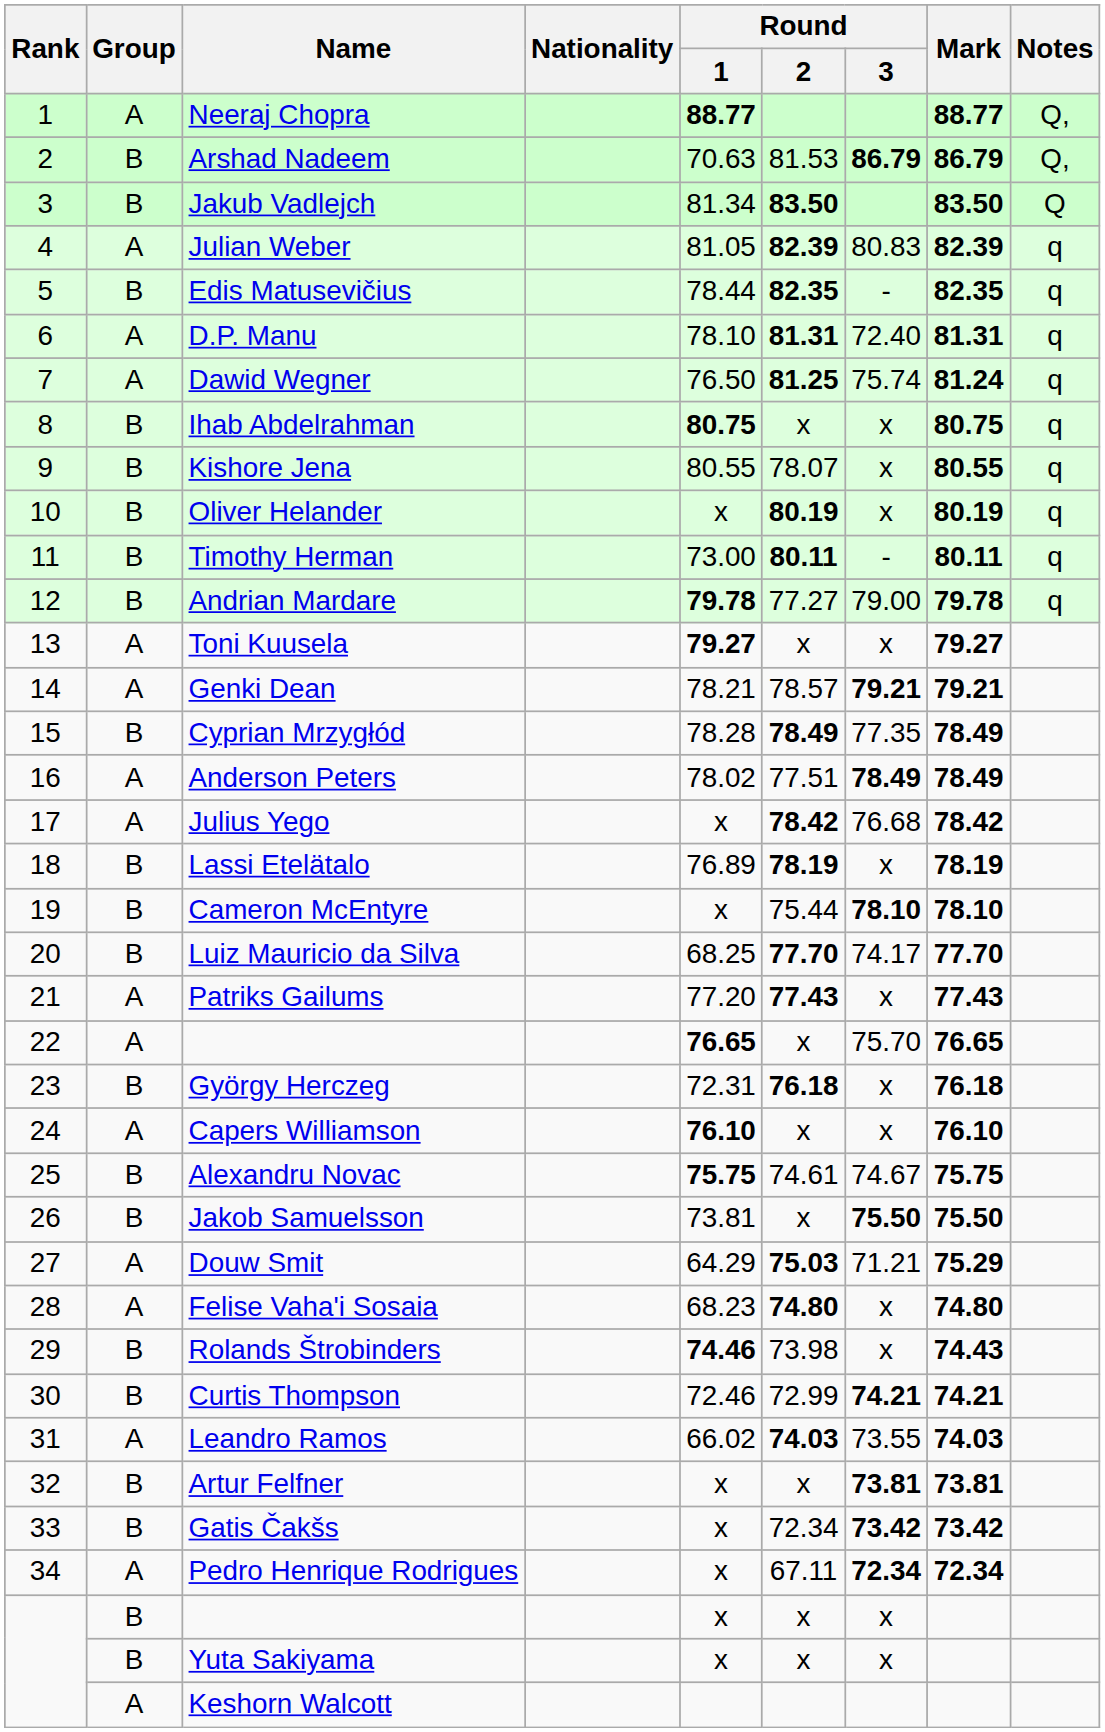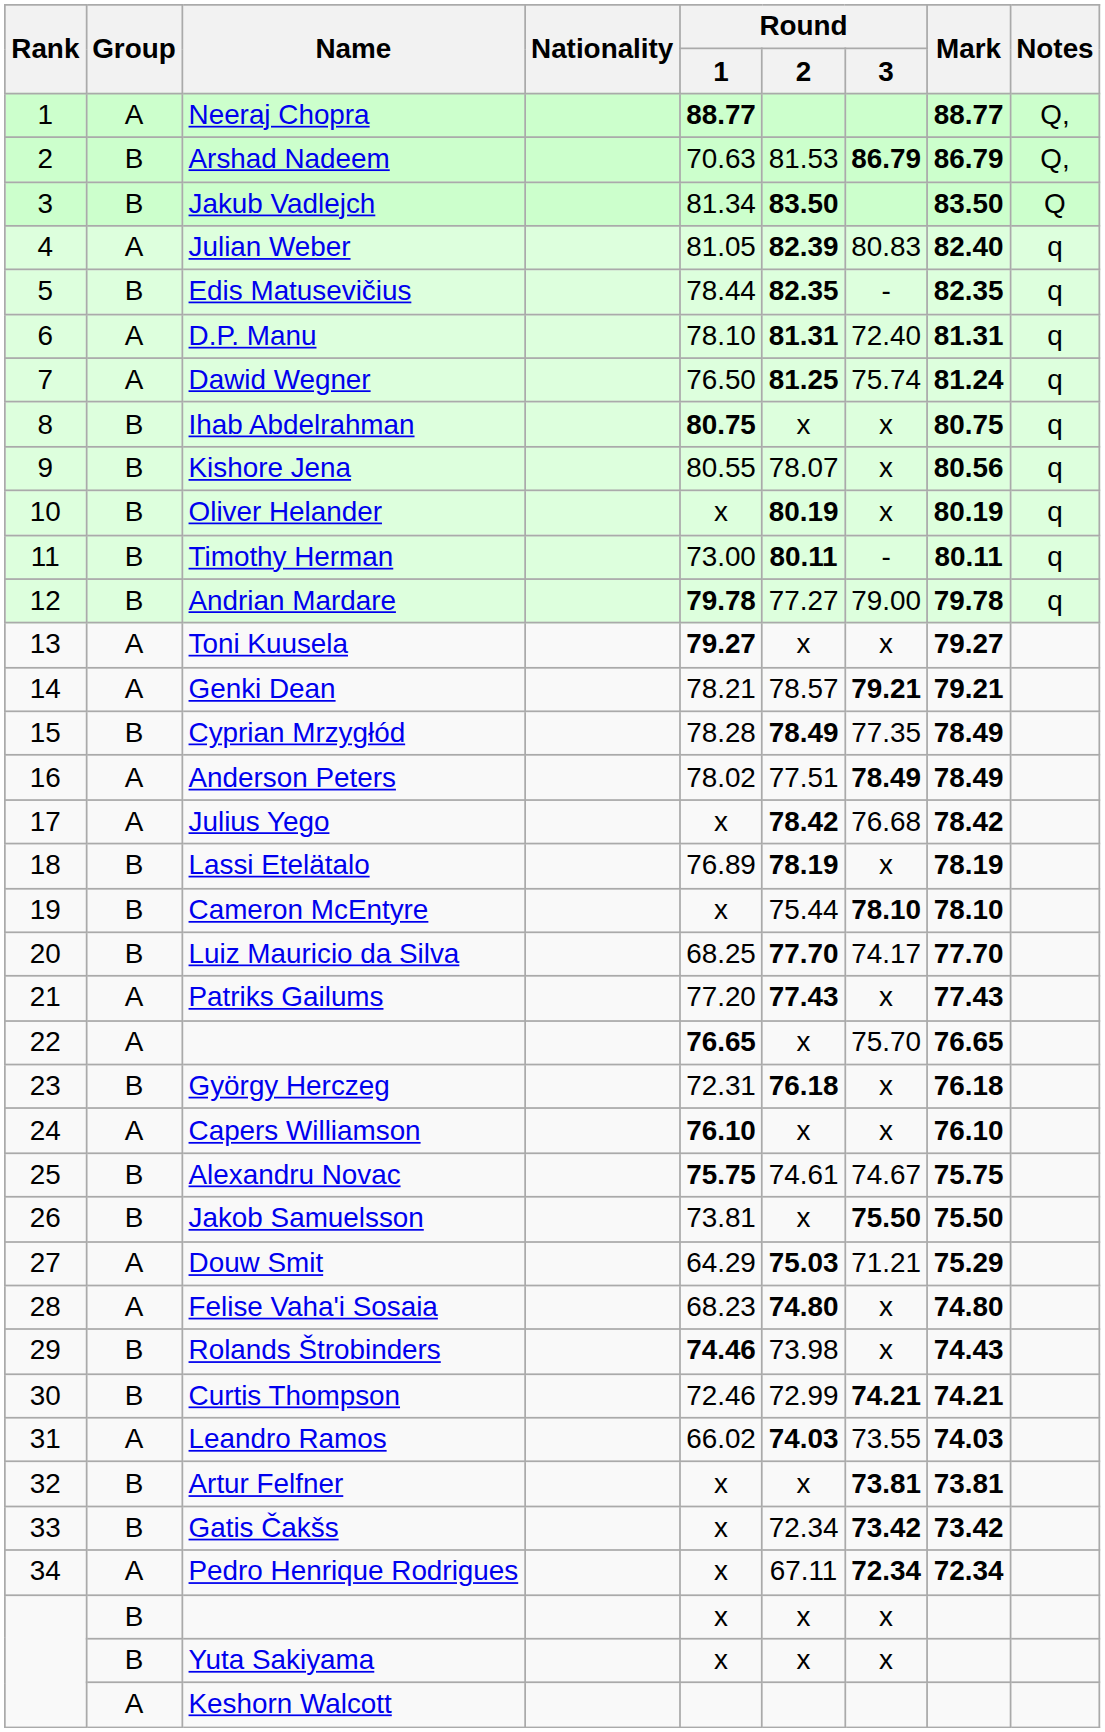(969, 247) 82.39 -> (969, 247) 82.40
(969, 468) 80.55 -> (969, 468) 80.56
